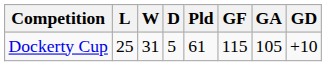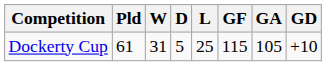columns swapped: (201, 18) <-> (125, 18)
